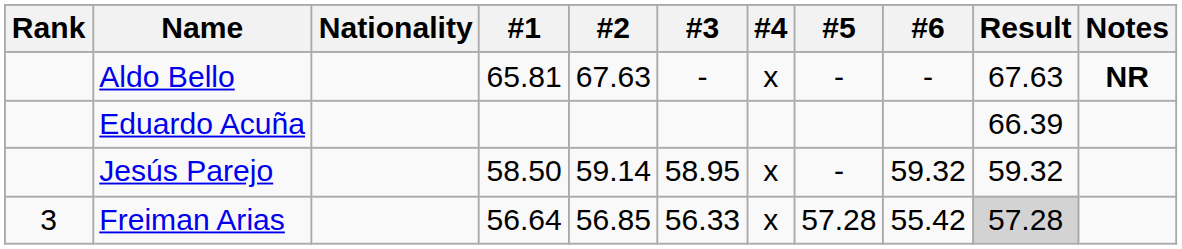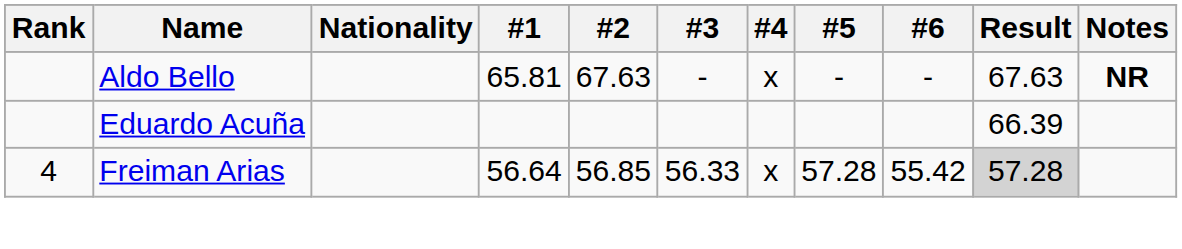- row: (186, 171)
(49, 219) 3 -> (49, 171) 4
